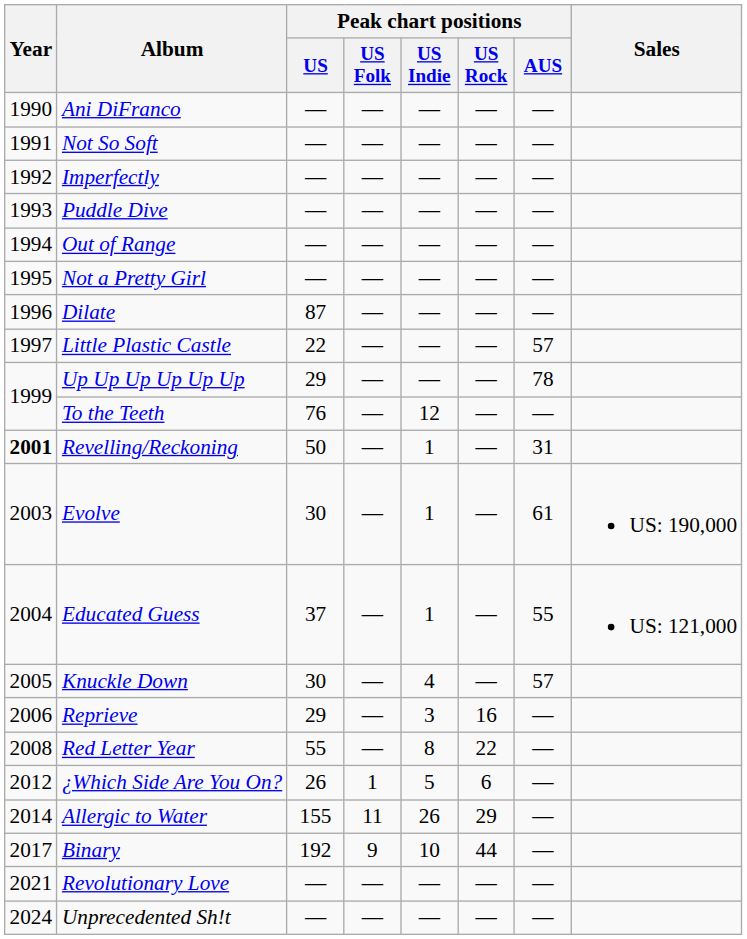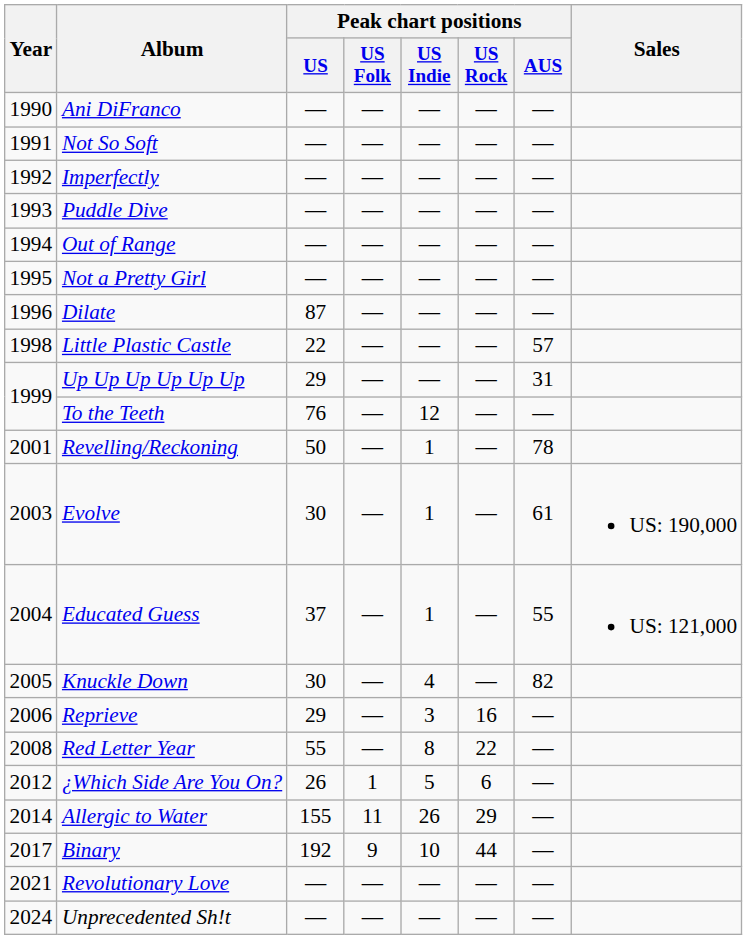(31, 345) 1997 -> (31, 345) 1998
(543, 379) 78 -> (543, 379) 31
(31, 446) bold -> (31, 446) normal
(543, 446) 31 -> (543, 446) 78
(543, 681) 57 -> (543, 681) 82
